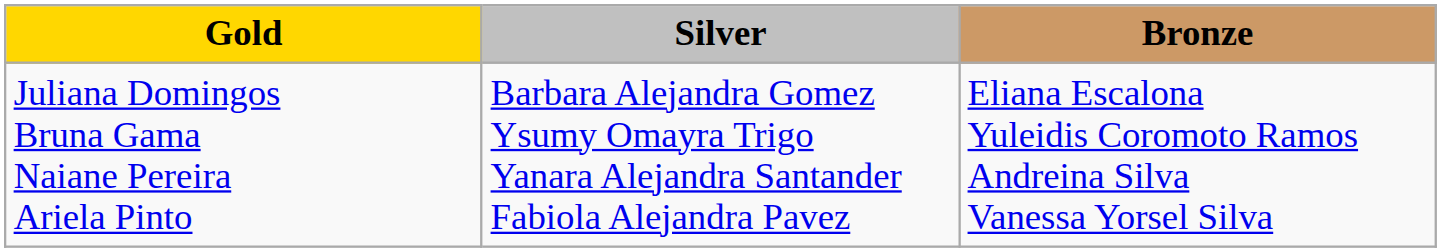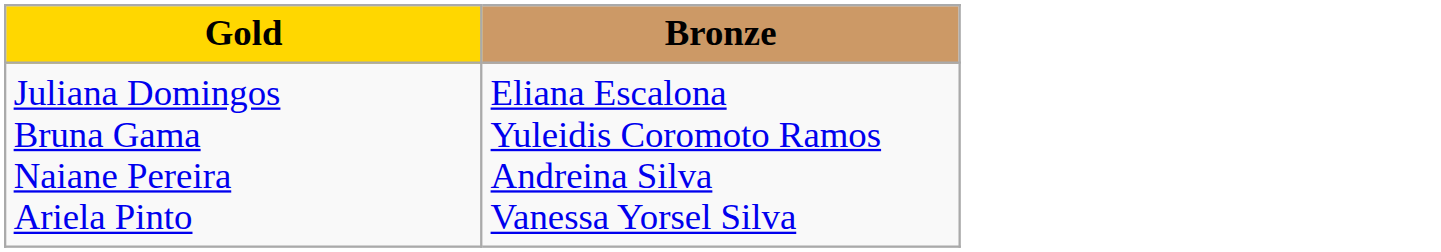- column: (721, 33)
